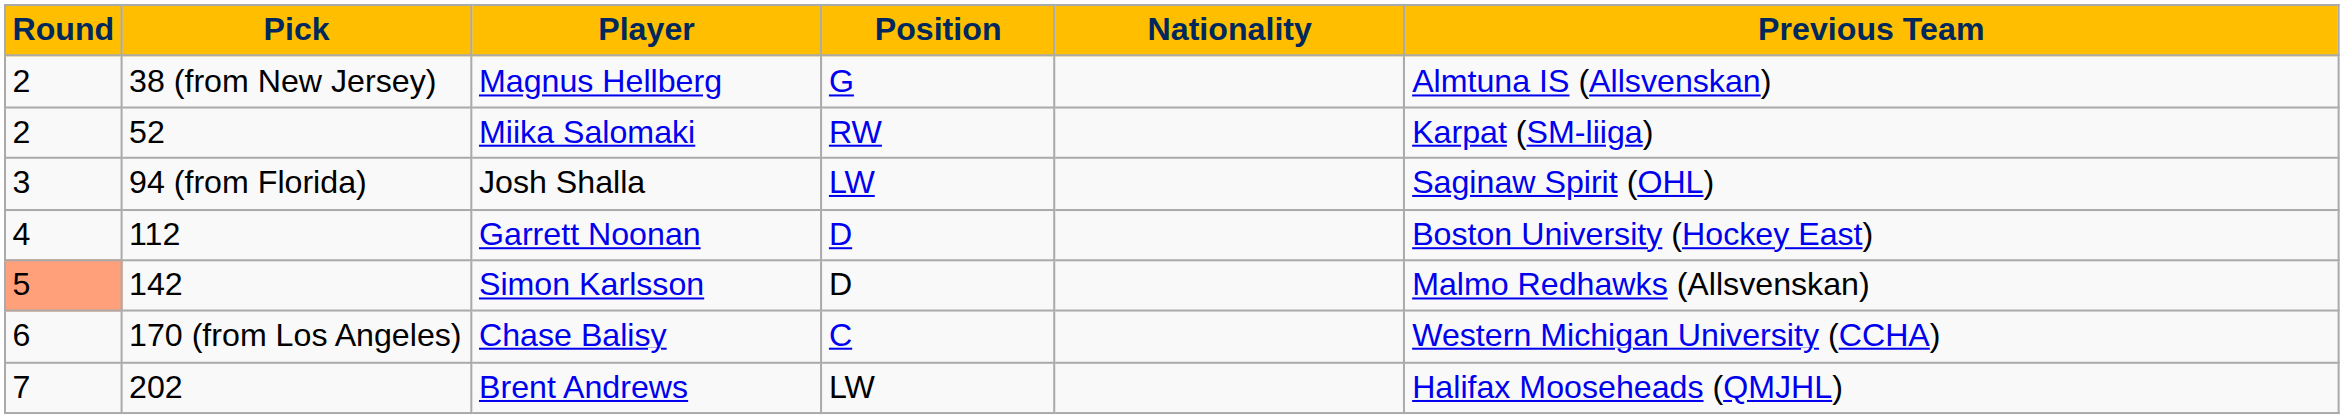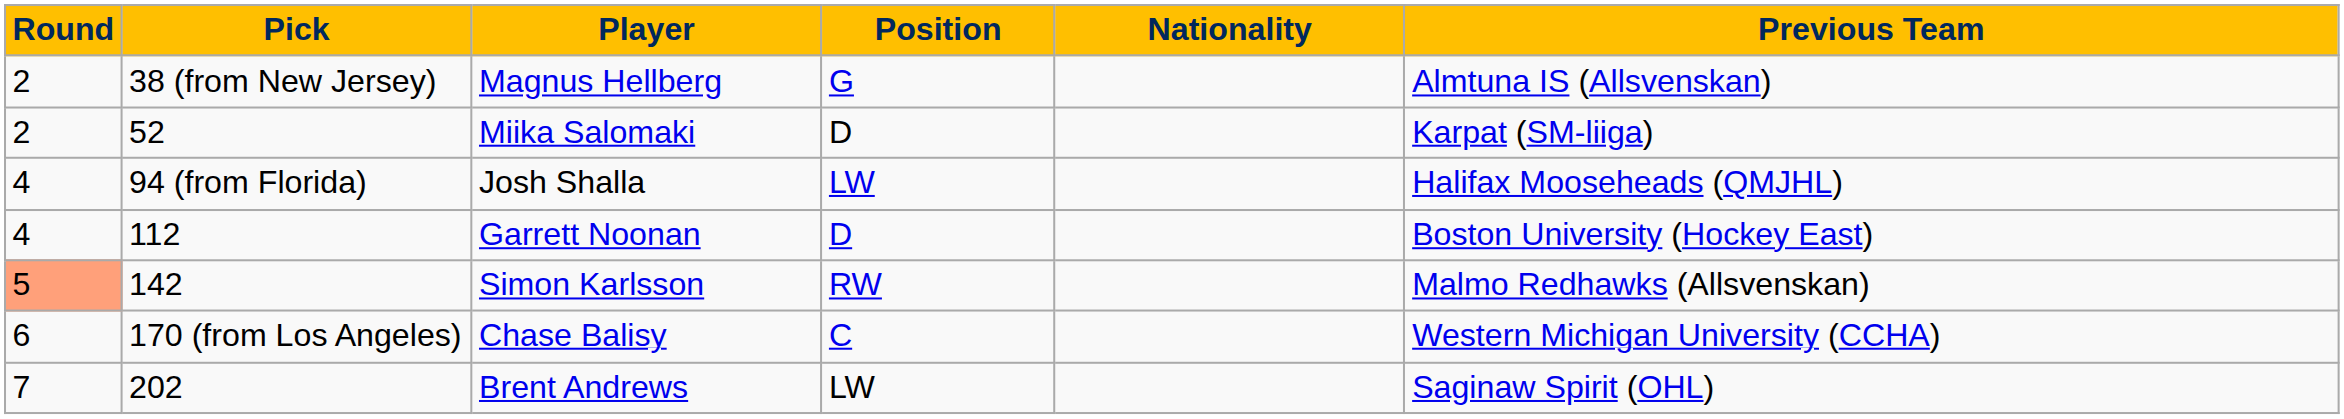(855, 132) RW -> (841, 132) D
(21, 183) 3 -> (21, 183) 4
(1563, 183) Saginaw Spirit (OHL) -> (1628, 183) Halifax Mooseheads (QMJHL)
(841, 285) D -> (855, 285) RW
(1628, 387) Halifax Mooseheads (QMJHL) -> (1563, 387) Saginaw Spirit (OHL)
